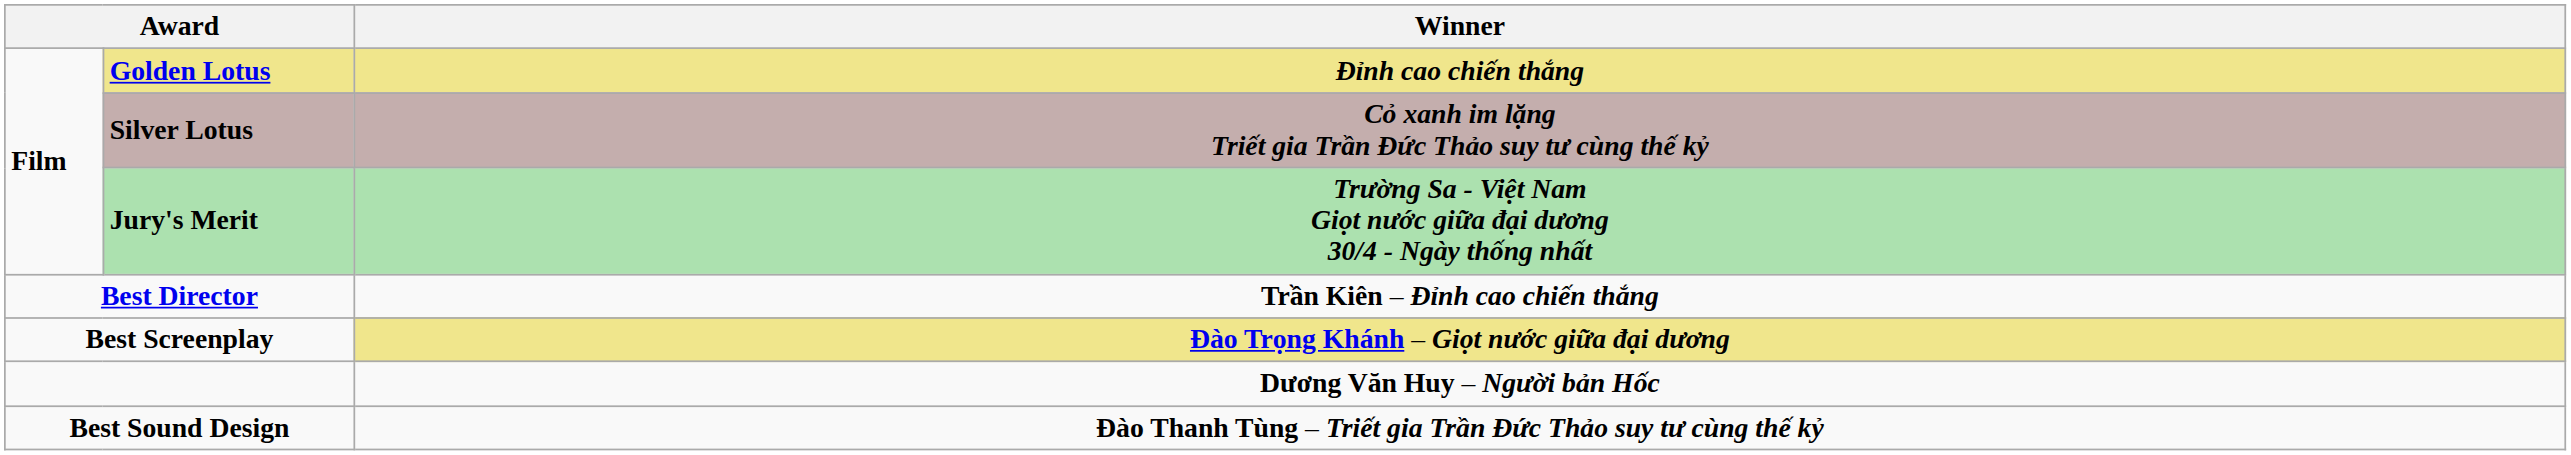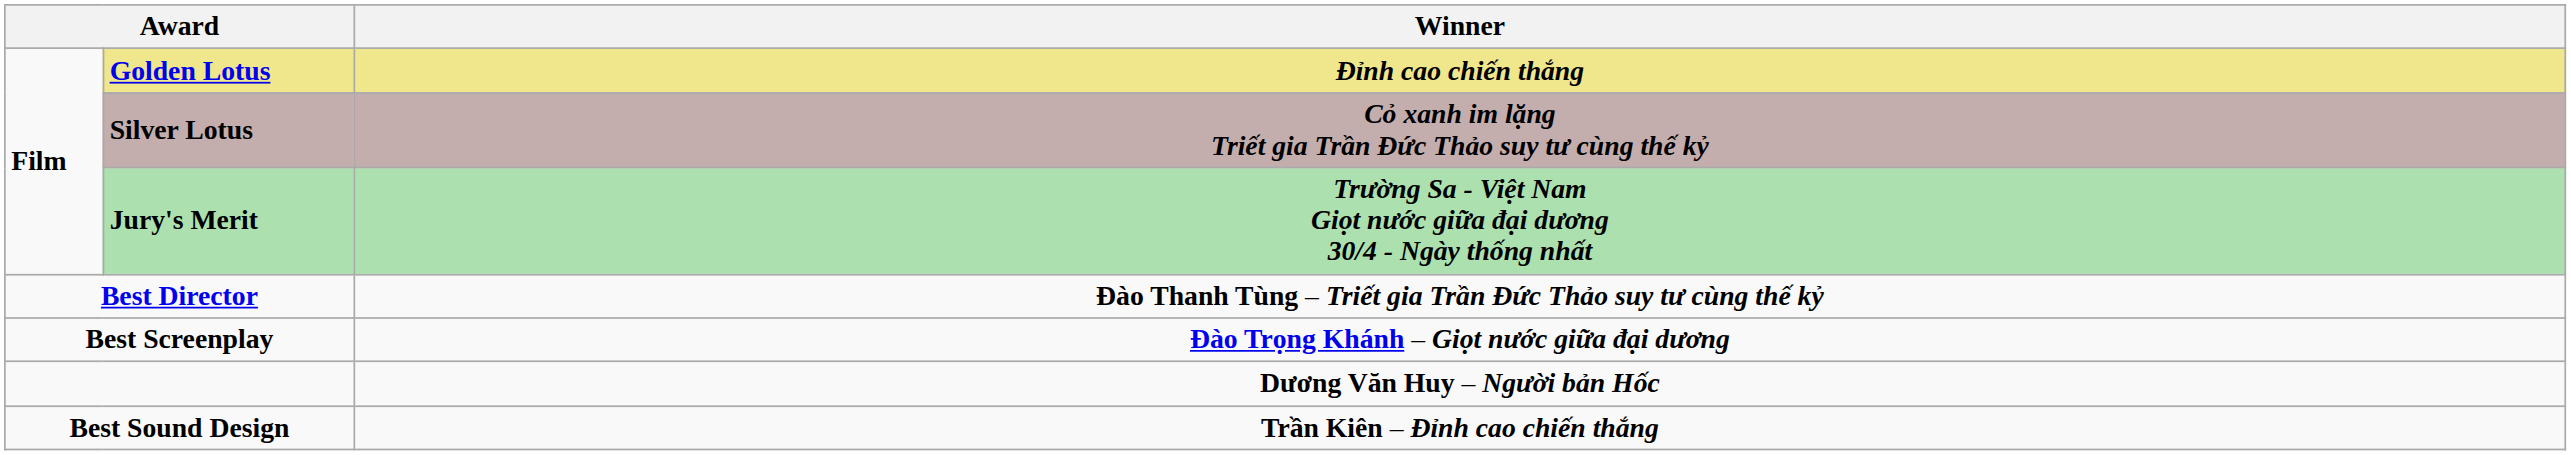(1460, 295) Trần Kiên – Đỉnh cao chiến thắng -> (1460, 295) Đào Thanh Tùng – Triết gia Trần Đức Thảo suy tư cùng thế kỷ
(1460, 339) khaki background -> (1460, 339) no background
(1460, 427) Đào Thanh Tùng – Triết gia Trần Đức Thảo suy tư cùng thế kỷ -> (1460, 427) Trần Kiên – Đỉnh cao chiến thắng
